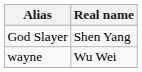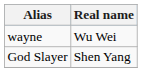rows swapped: (25, 57) <-> (38, 36)
